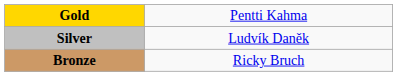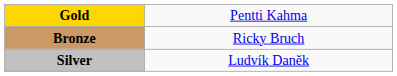rows swapped: (74, 37) <-> (74, 60)
